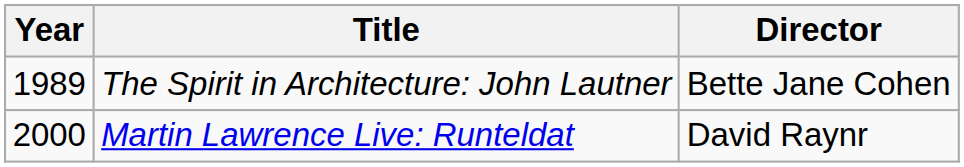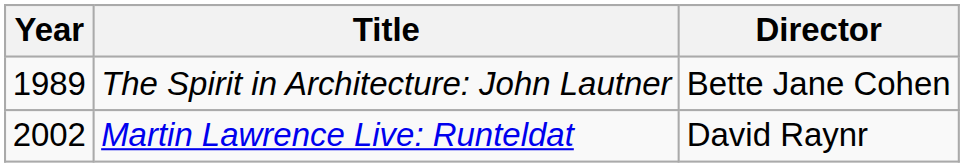(49, 135) 2000 -> (49, 135) 2002
